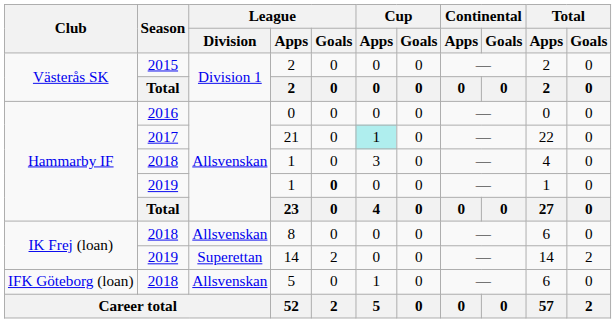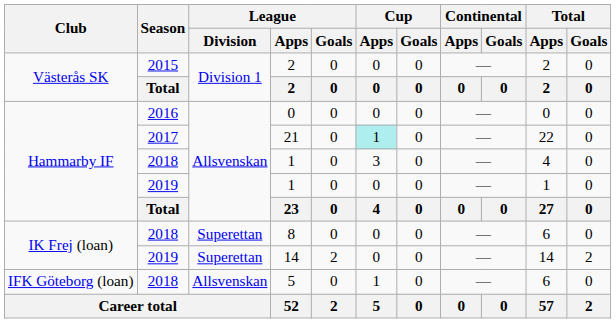(334, 185) bold -> (334, 185) normal
(230, 233) Allsvenskan -> (230, 233) Superettan
